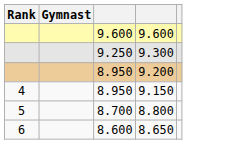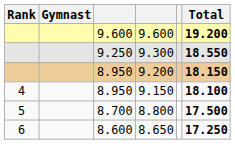+ column: (206, 14)
